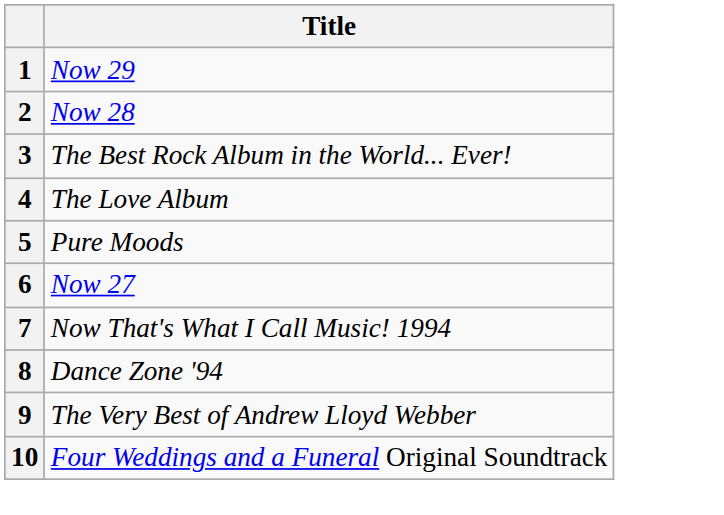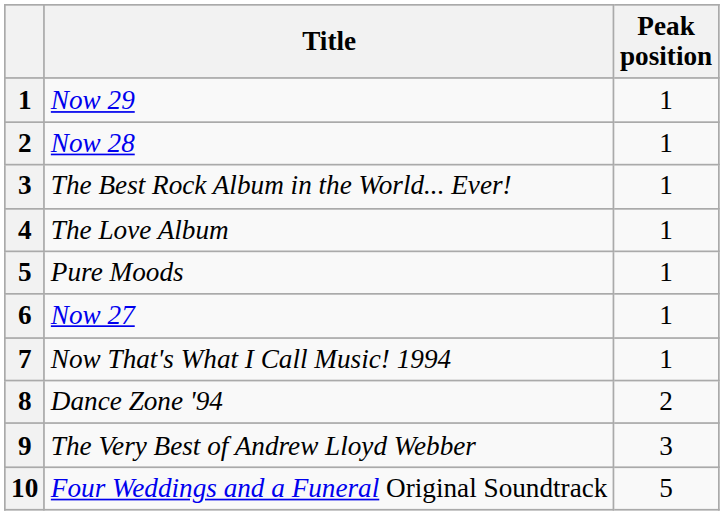+ column: (666, 41)
